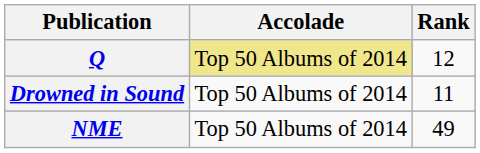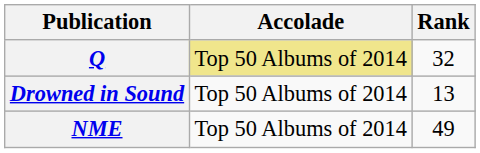(443, 57) 12 -> (443, 57) 32
(443, 93) 11 -> (443, 93) 13
